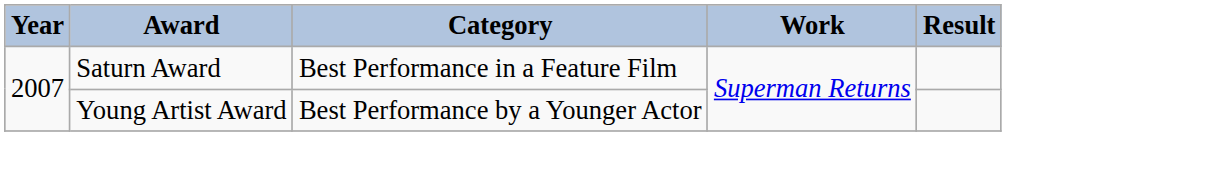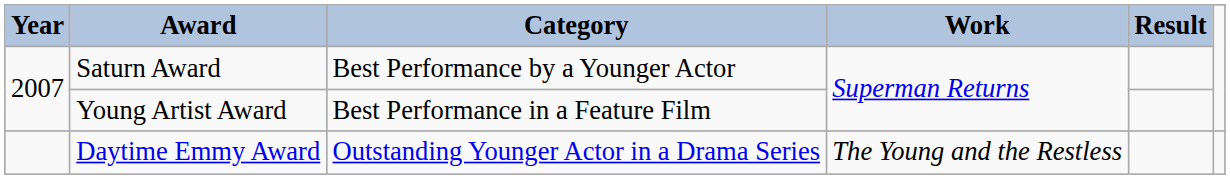(488, 67) Best Performance in a Feature Film -> (534, 67) Best Performance by a Younger Actor
(500, 109) Best Performance by a Younger Actor -> (522, 109) Best Performance in a Feature Film
+ row: (198, 151)
